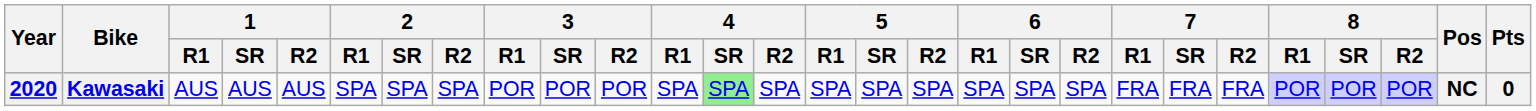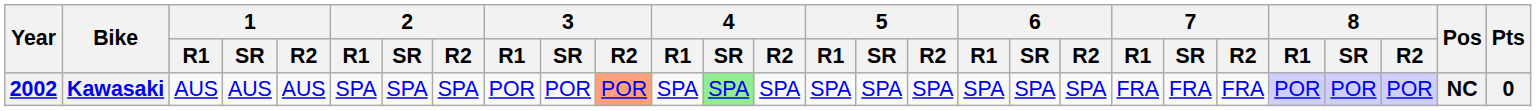(33, 89) 2020 -> (33, 89) 2002
(624, 89) no background -> (624, 89) lightsalmon background
